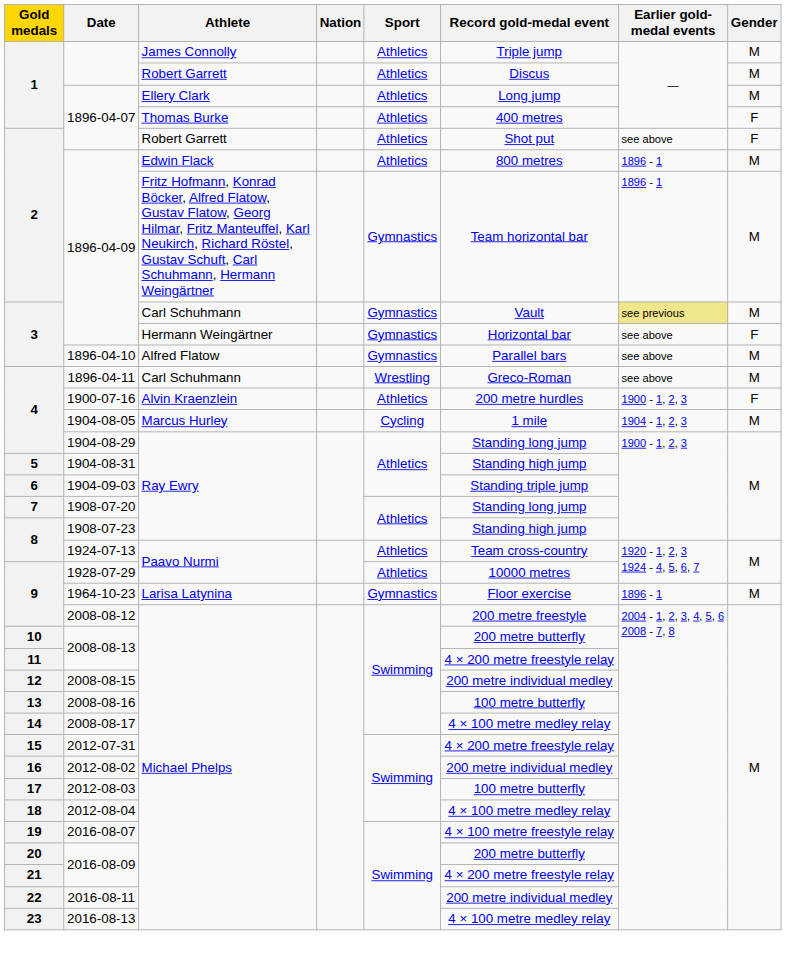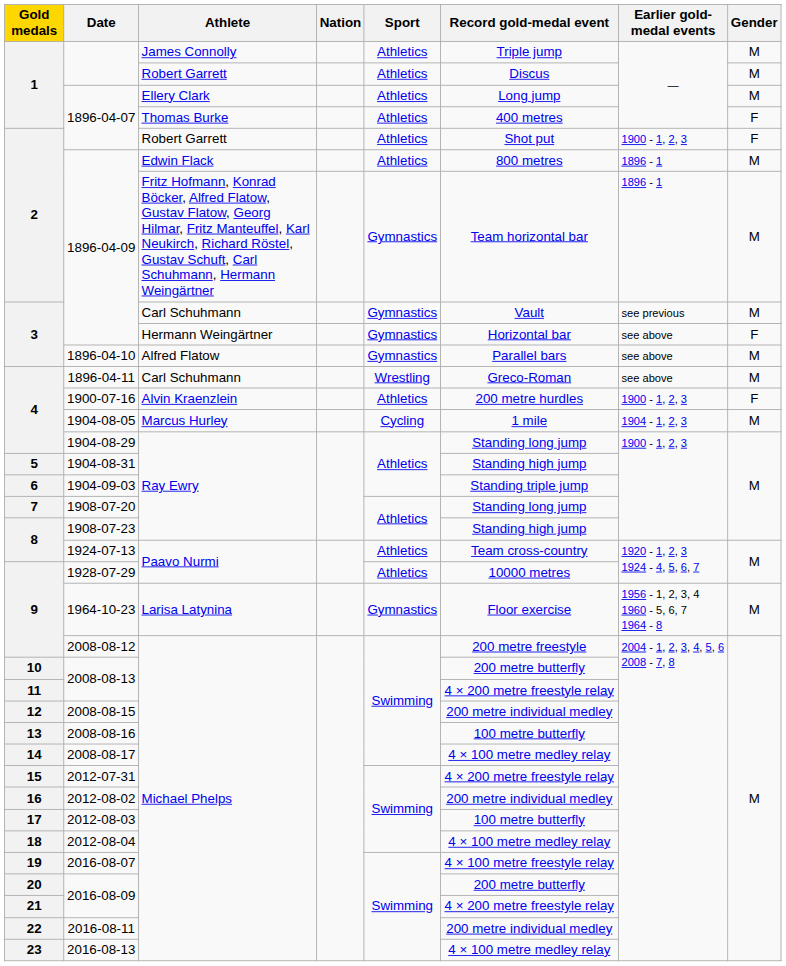(647, 139) see above -> (654, 139) 1900 - 1, 2, 3
(653, 312) khaki background -> (653, 312) no background
(642, 594) 1896 - 1 -> (660, 609) 1956 - 1, 2, 3, 4 1960 - 5, 6, 7 1964 - 8
